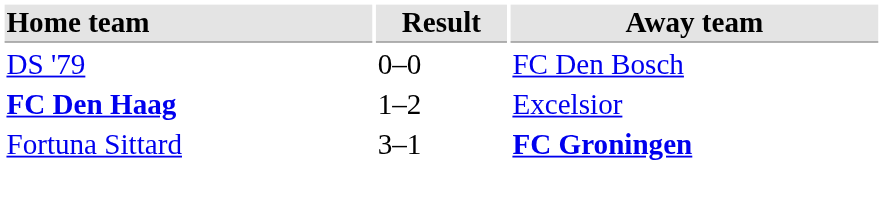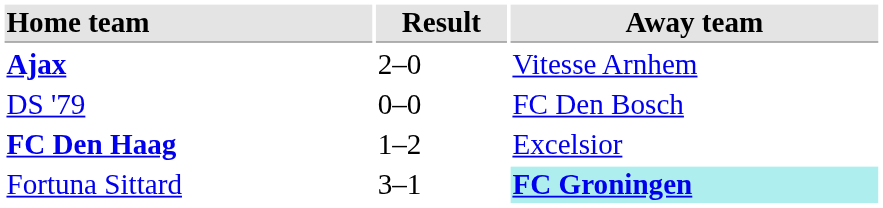+ row: (36, 64)
(602, 144) no background -> (602, 184) paleturquoise background
